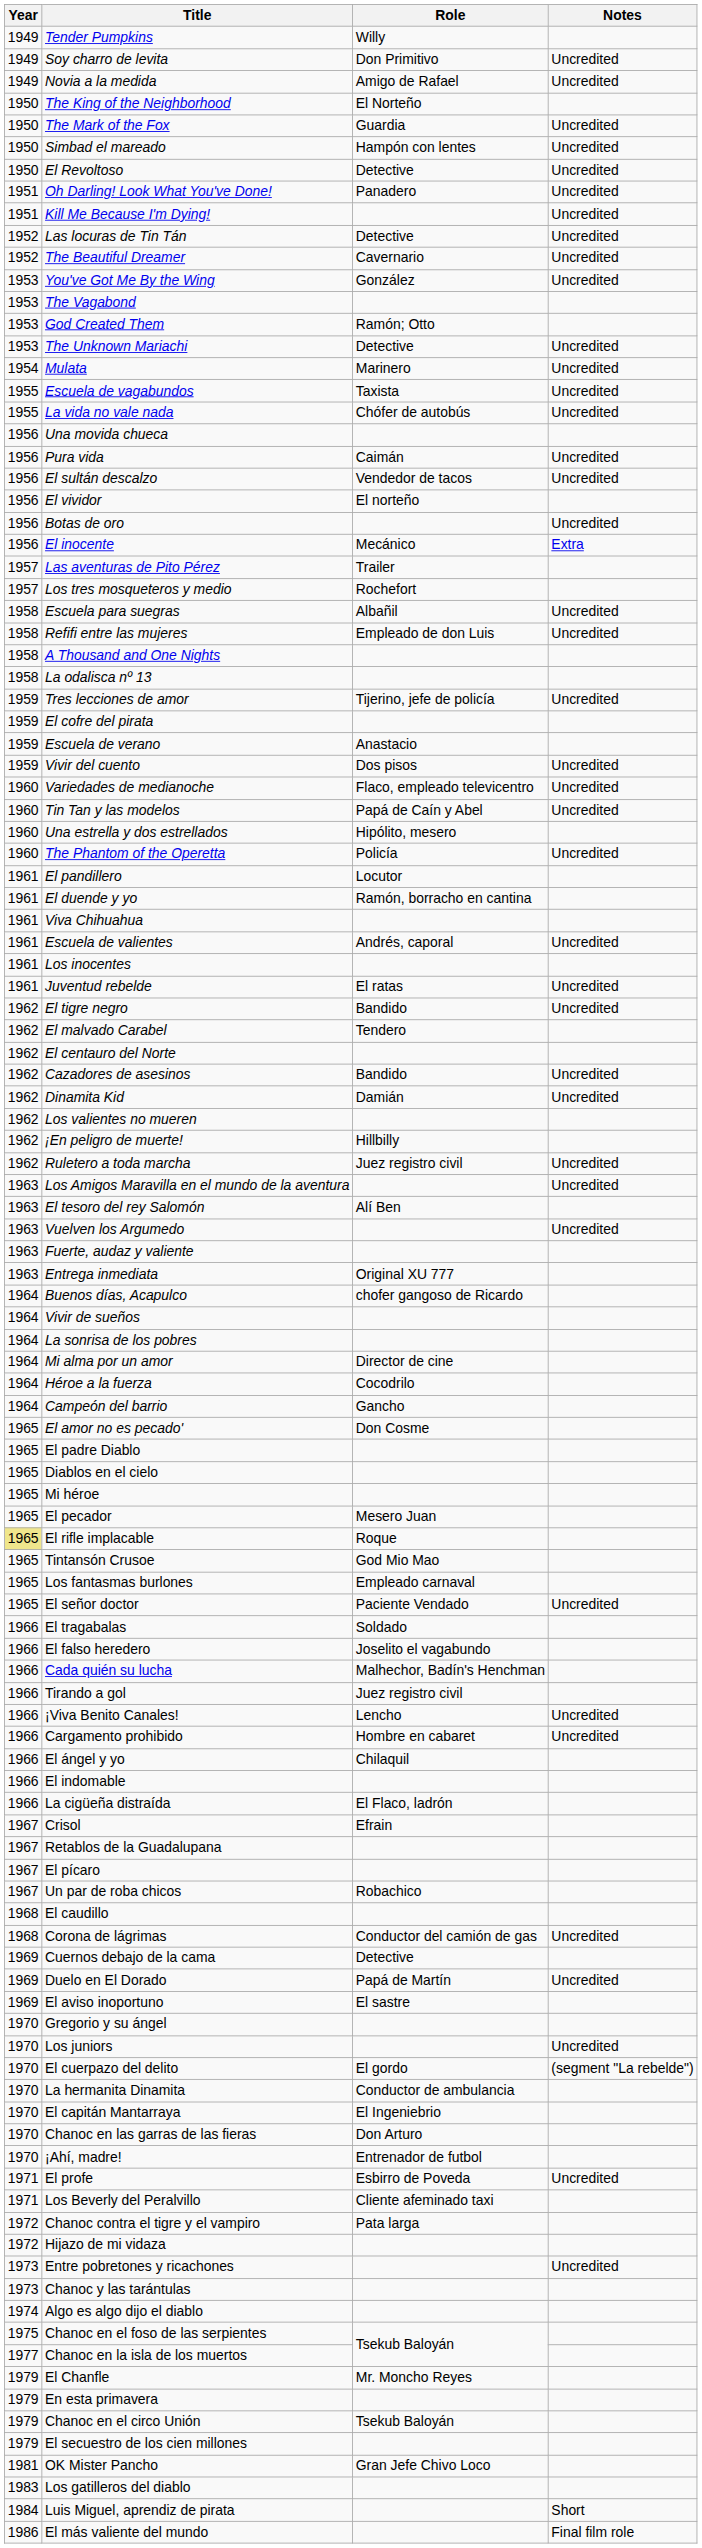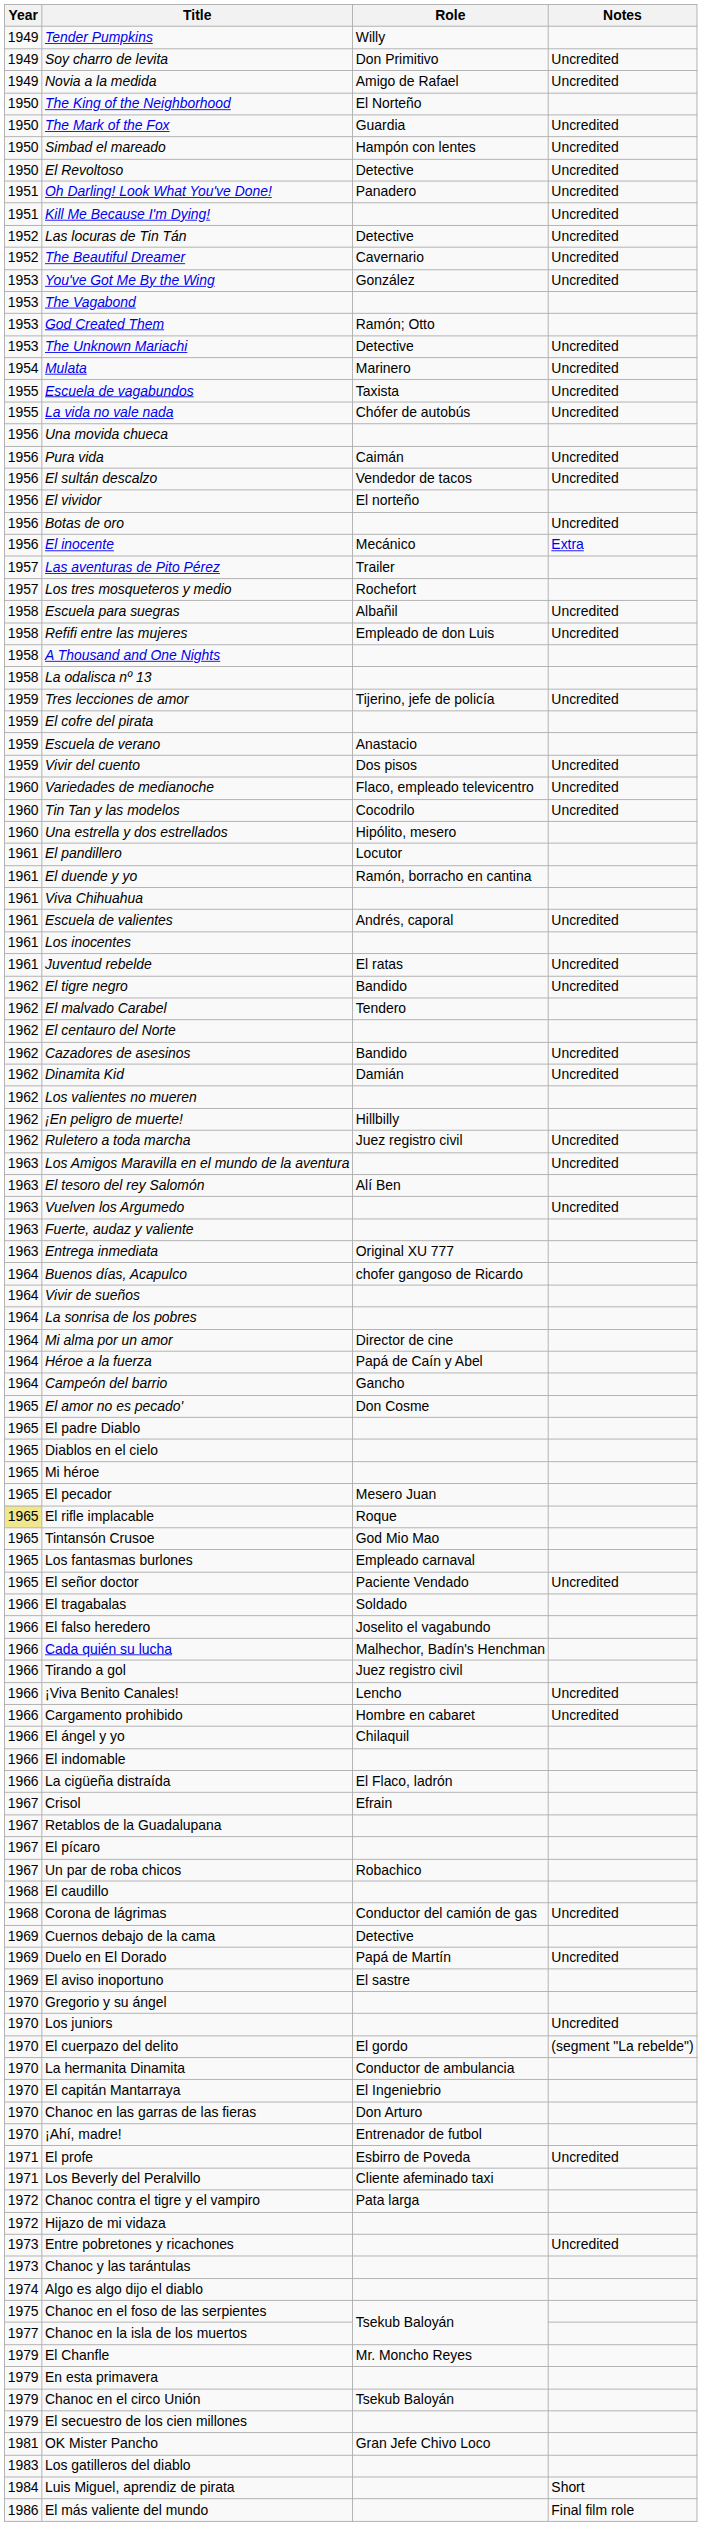(419, 810) Papá de Caín y Abel -> (385, 810) Cocodrilo
- row: (135, 854)
(385, 1384) Cocodrilo -> (419, 1362) Papá de Caín y Abel
